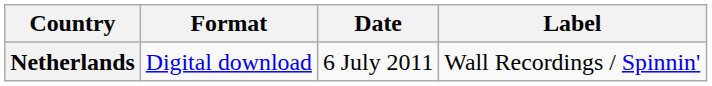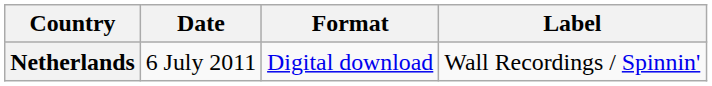columns swapped: (378, 23) <-> (229, 23)
